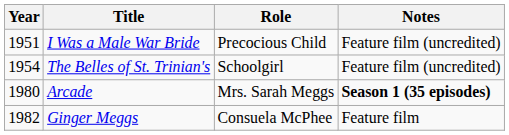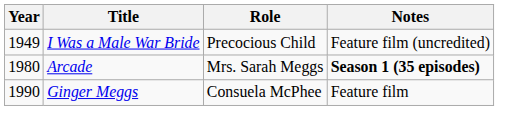(24, 42) 1951 -> (24, 42) 1949
- row: (129, 67)
(24, 117) 1982 -> (24, 92) 1990
